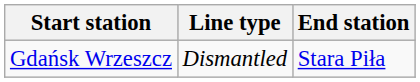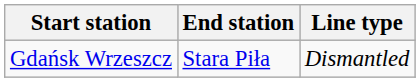columns swapped: (354, 22) <-> (235, 22)
